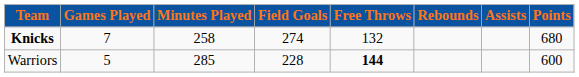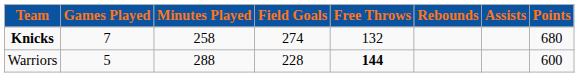(204, 60) 285 -> (204, 60) 288
